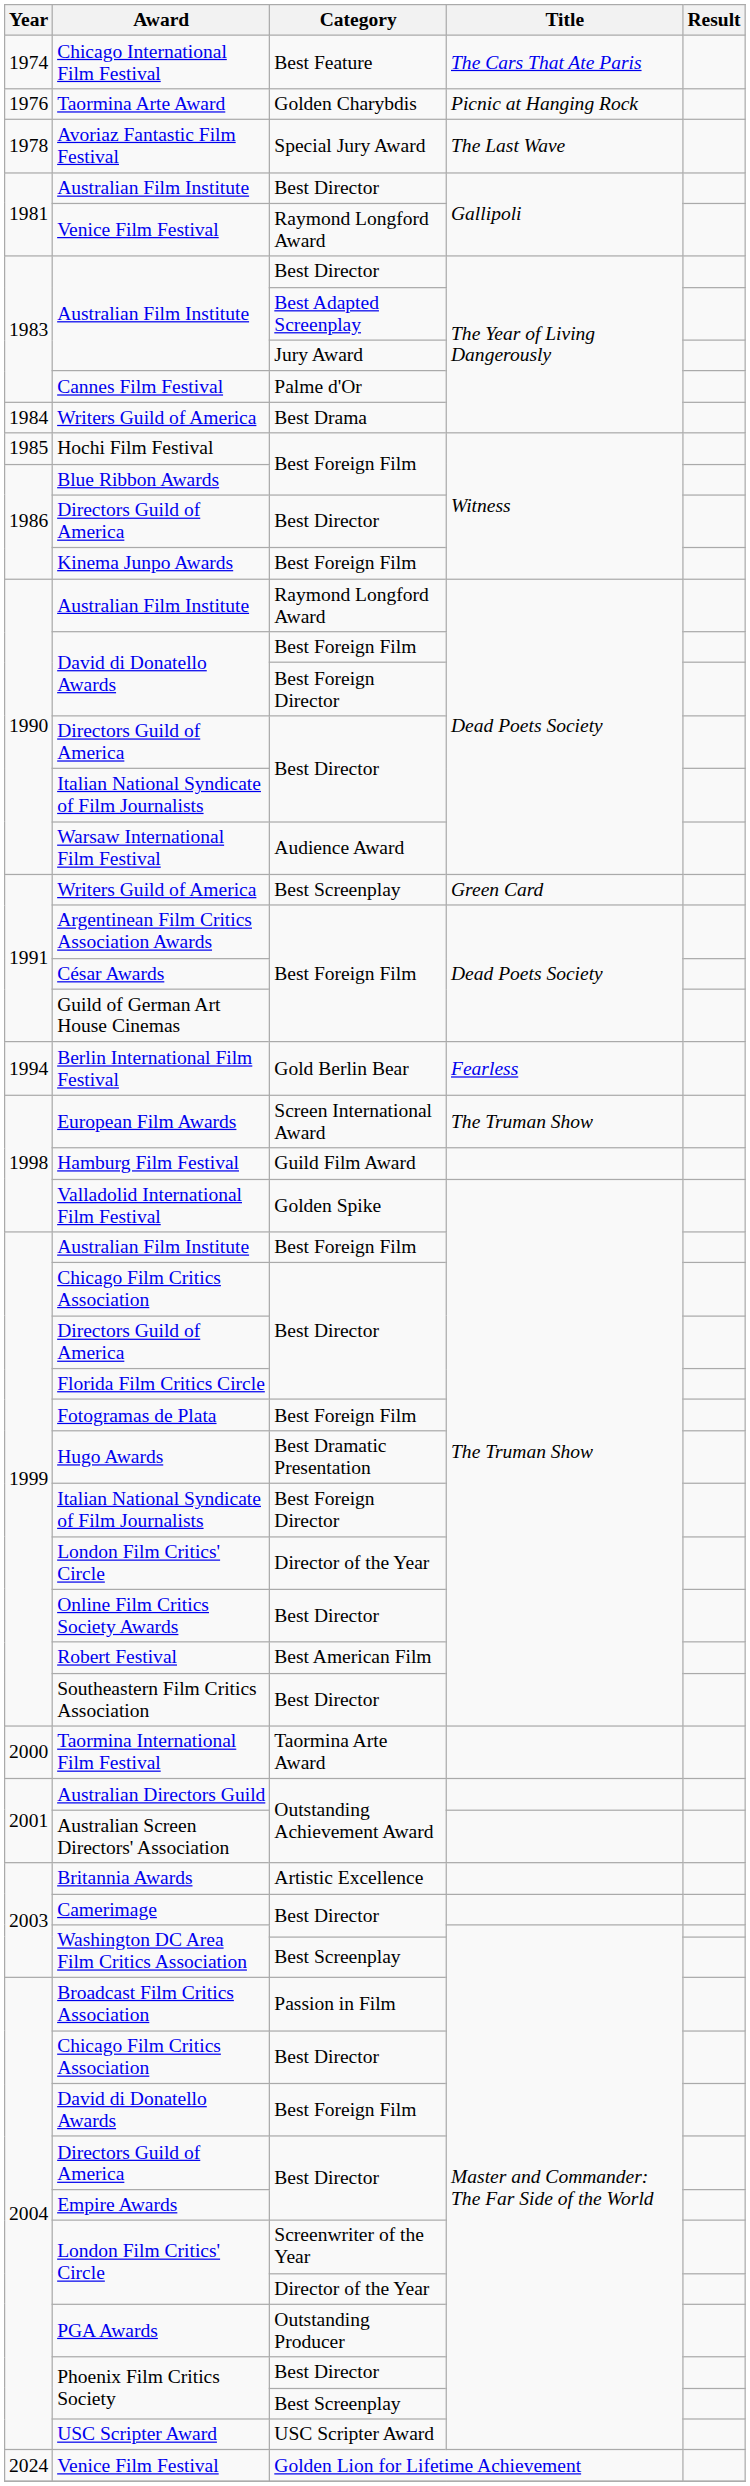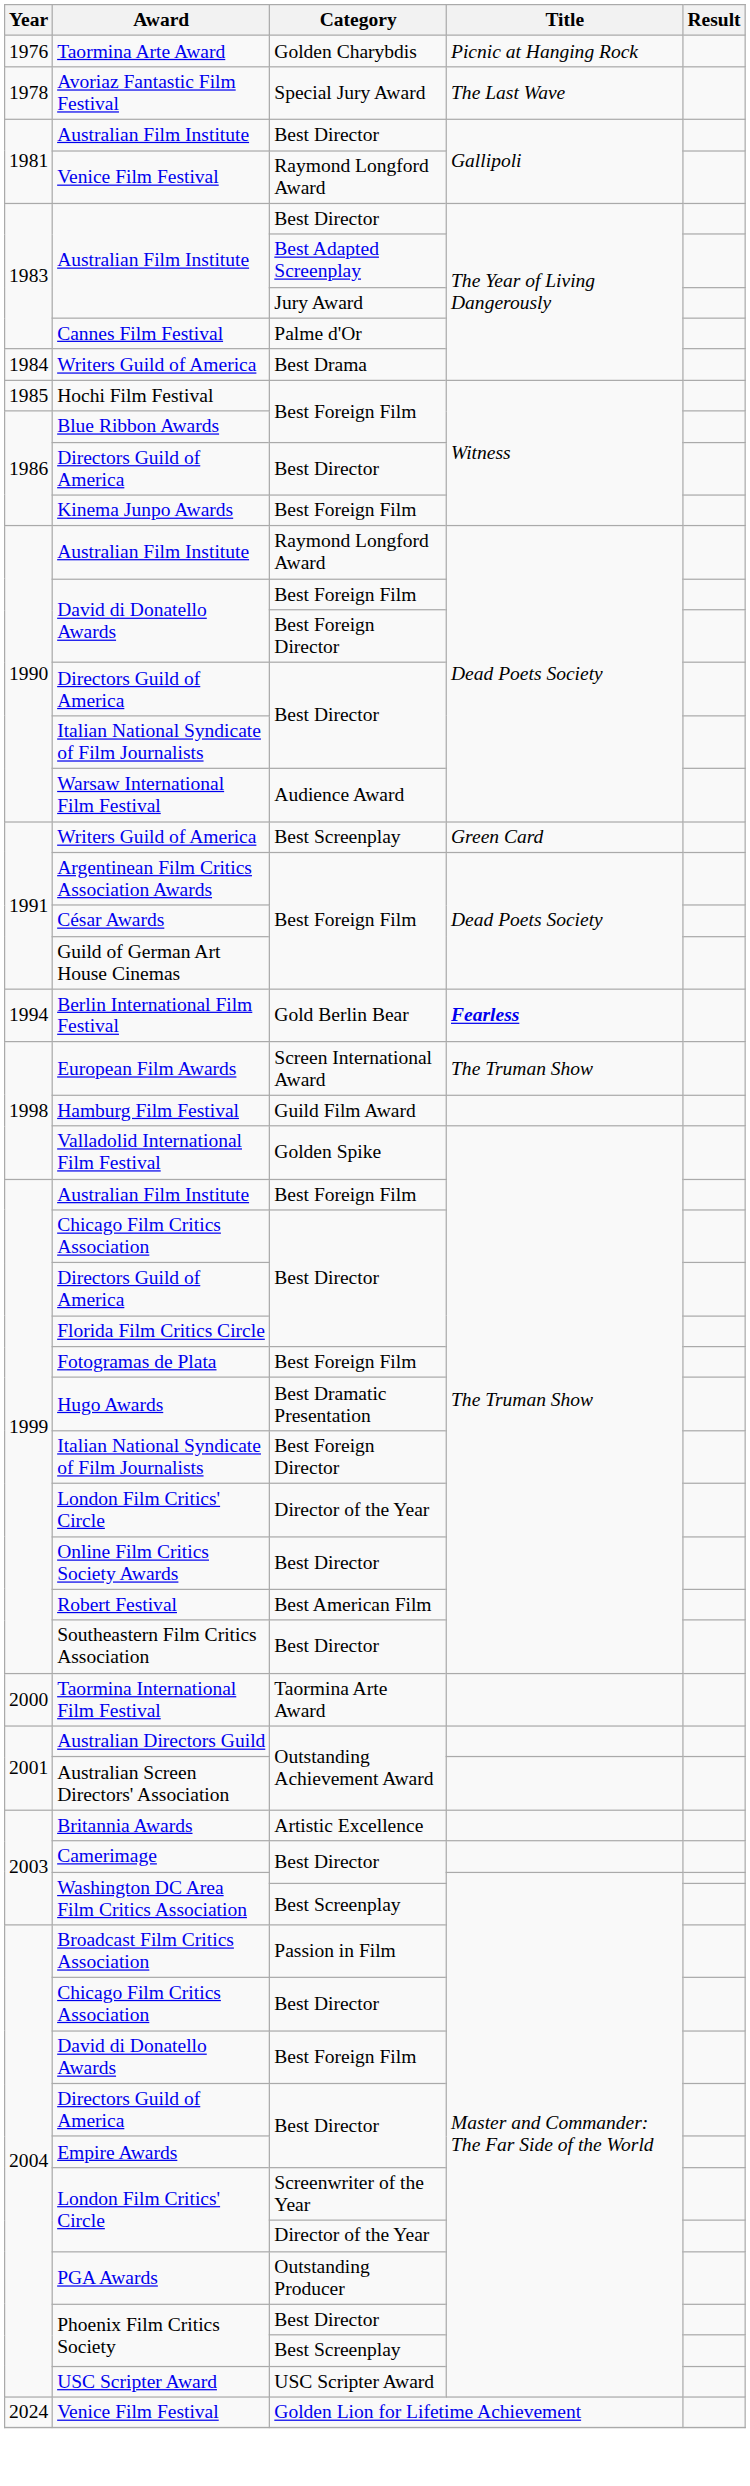- row: (29, 61)
(485, 1068) normal -> (485, 1015) bold
